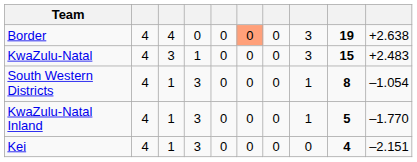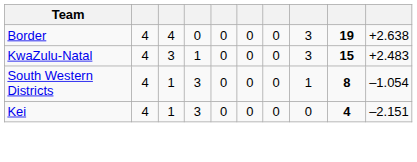(250, 35) lightsalmon background -> (250, 35) no background
- row: (50, 118)
